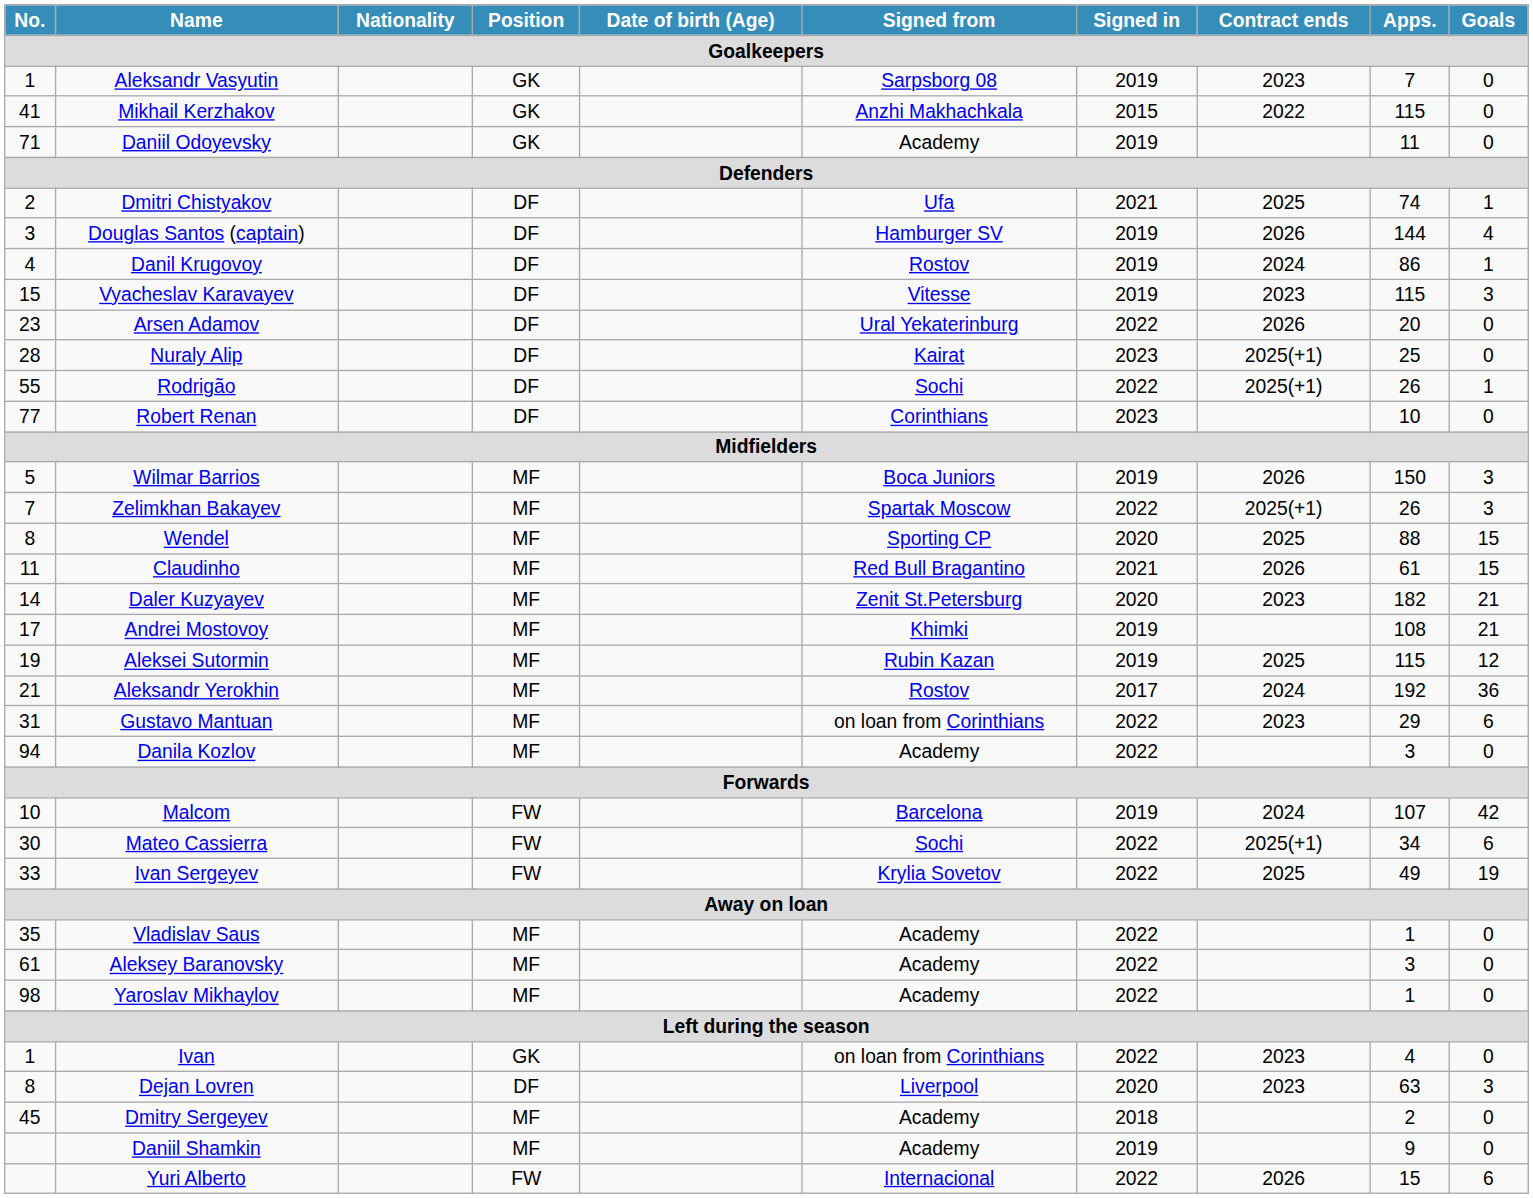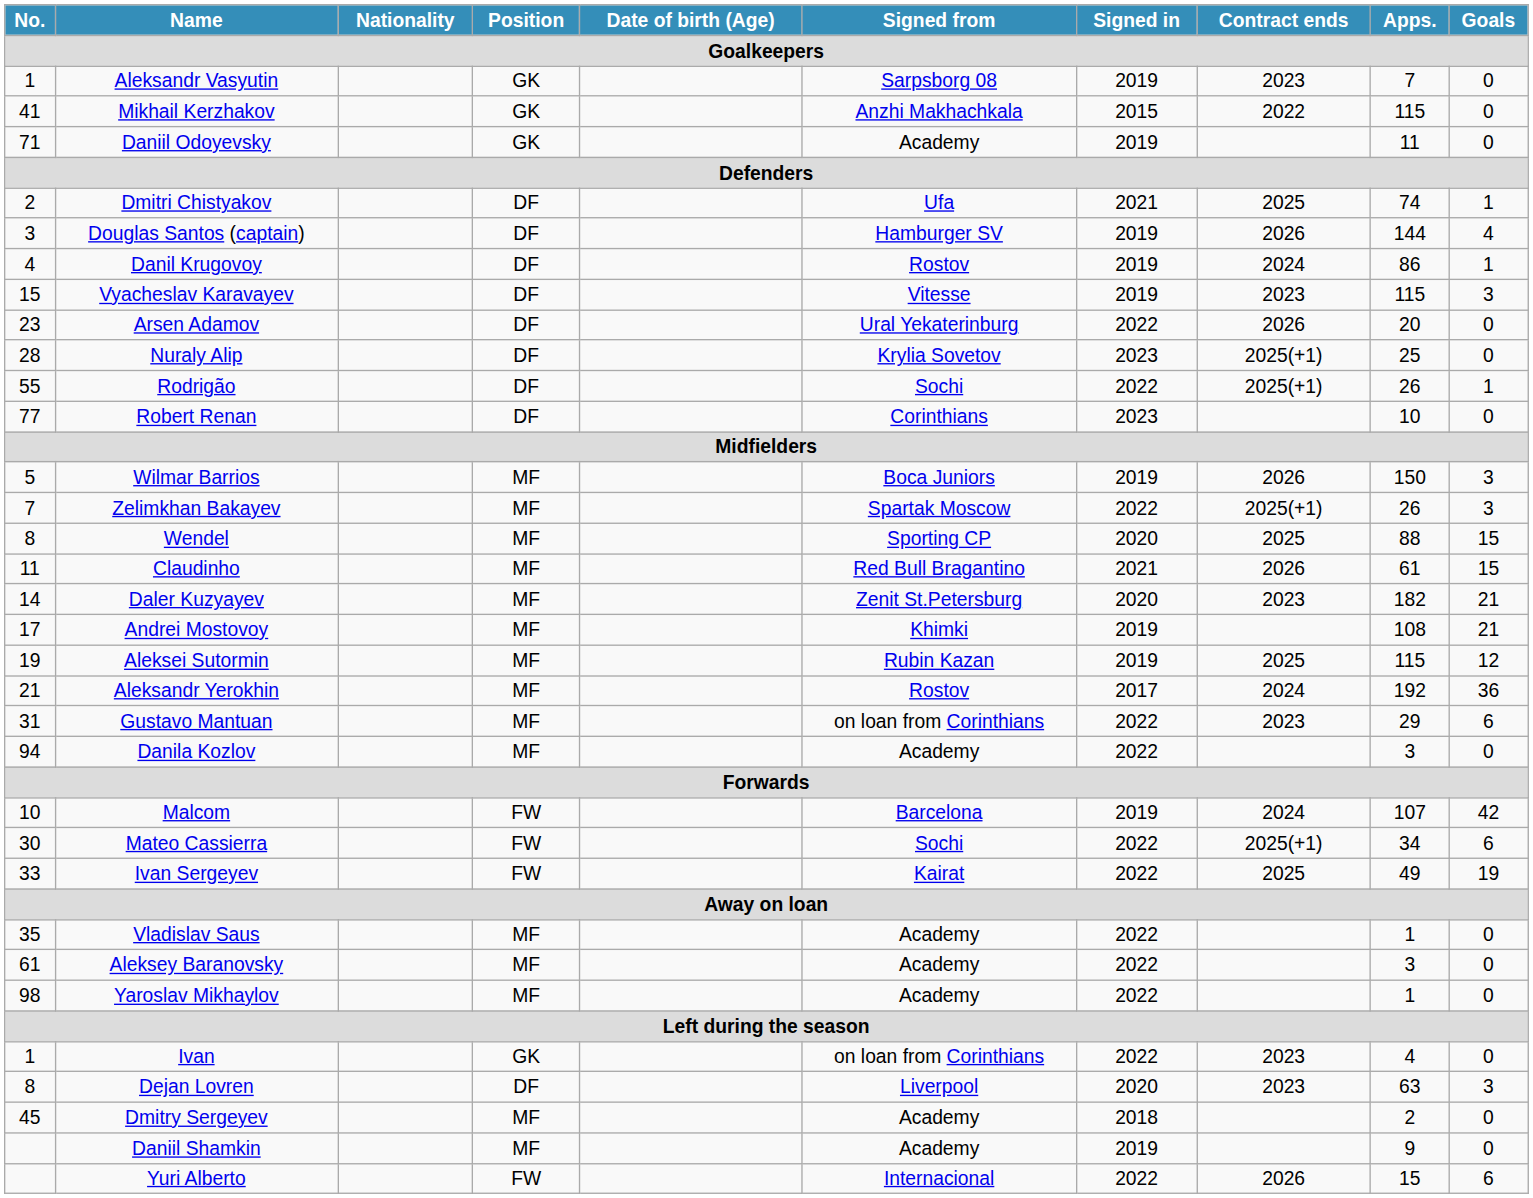(939, 356) Kairat -> (939, 356) Krylia Sovetov
(939, 874) Krylia Sovetov -> (939, 874) Kairat
